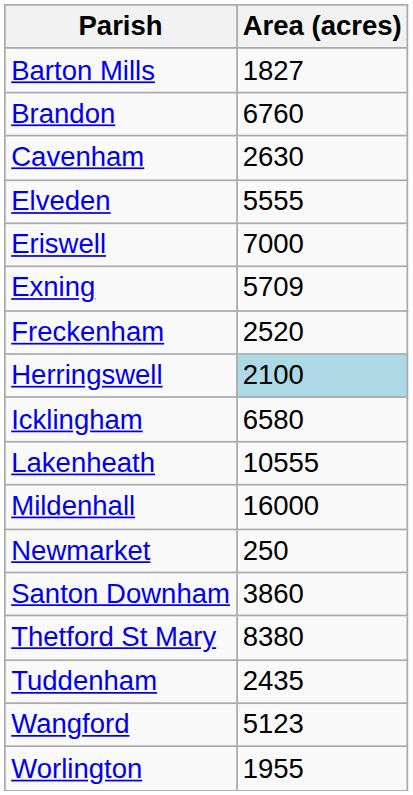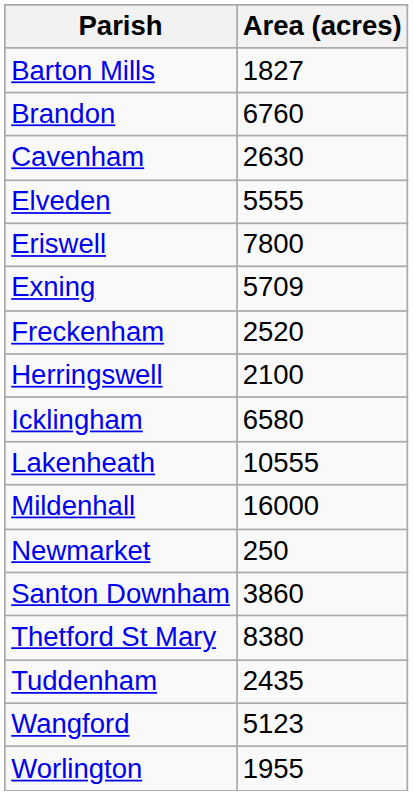(273, 244) 7000 -> (273, 244) 7800
(273, 375) lightblue background -> (273, 375) no background
